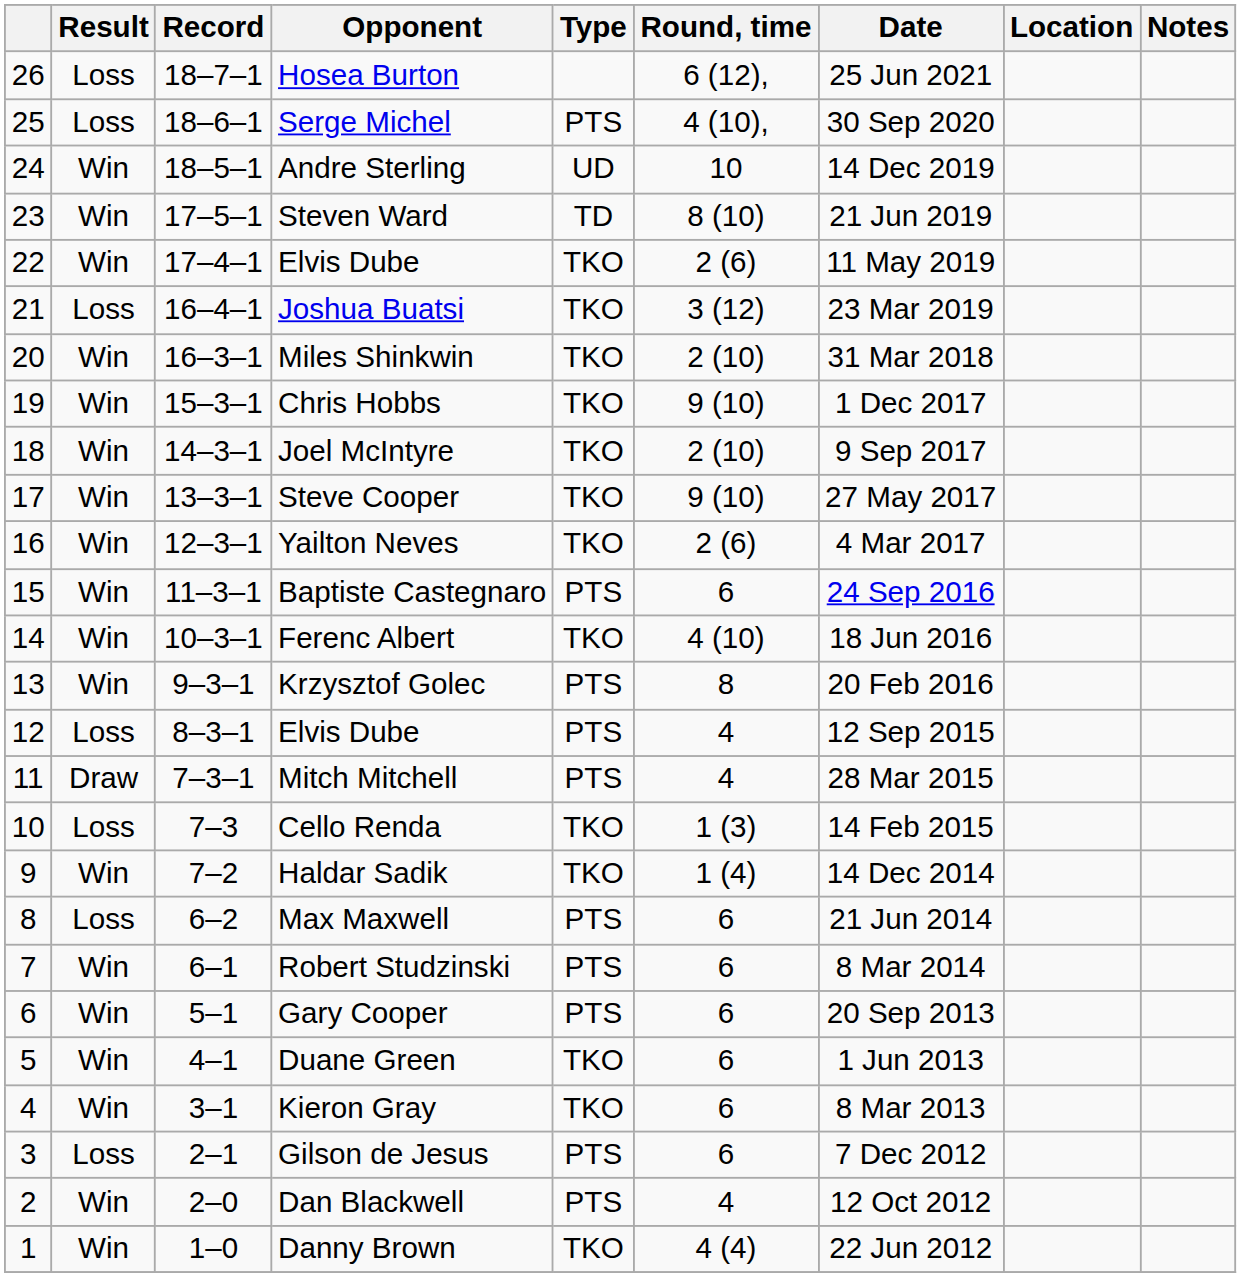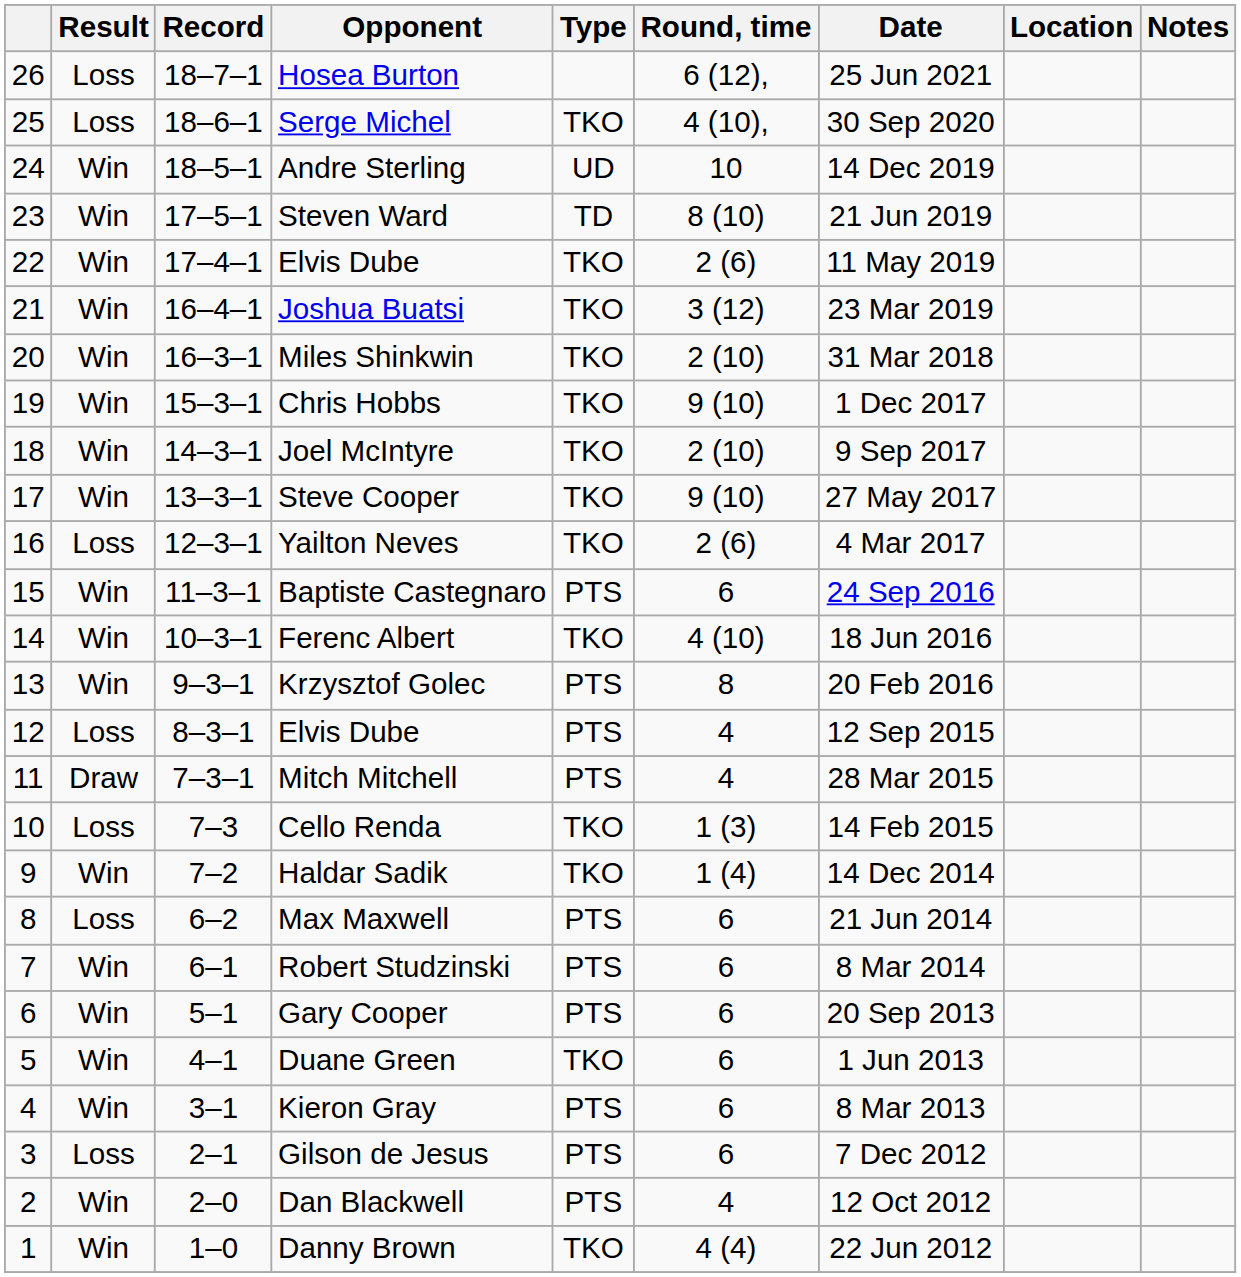(593, 121) PTS -> (593, 121) TKO
(104, 309) Loss -> (104, 309) Win
(104, 544) Win -> (104, 544) Loss
(593, 1107) TKO -> (593, 1107) PTS
